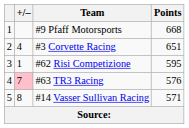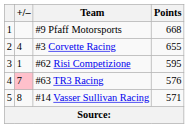(174, 47) 651 -> (174, 47) 655
